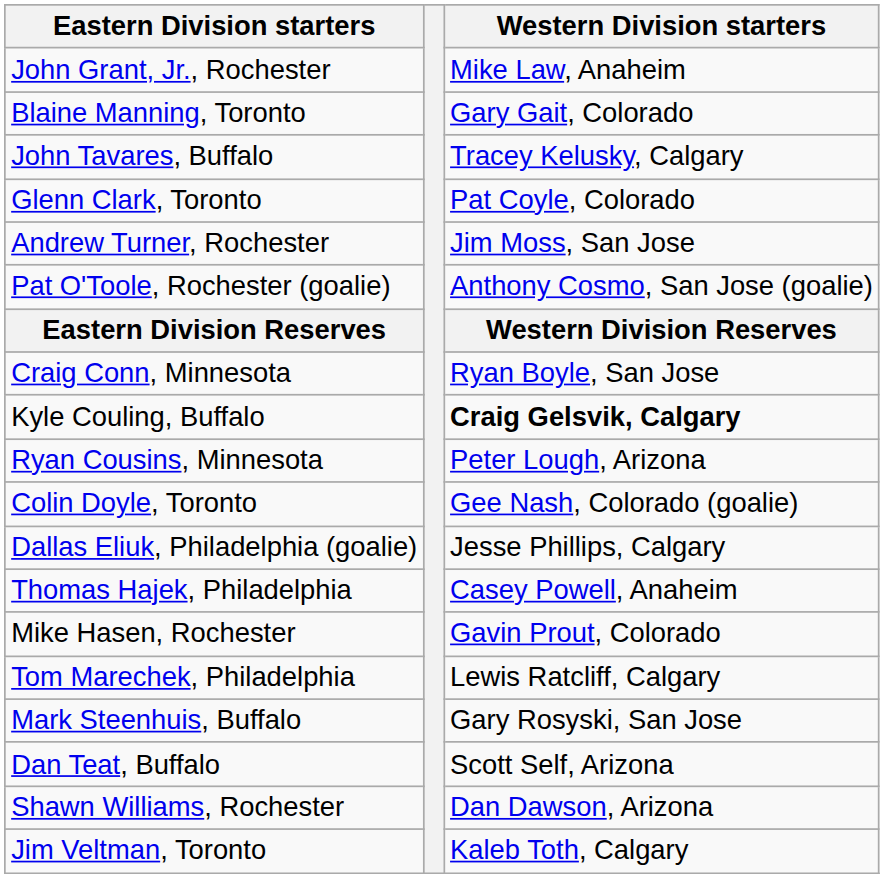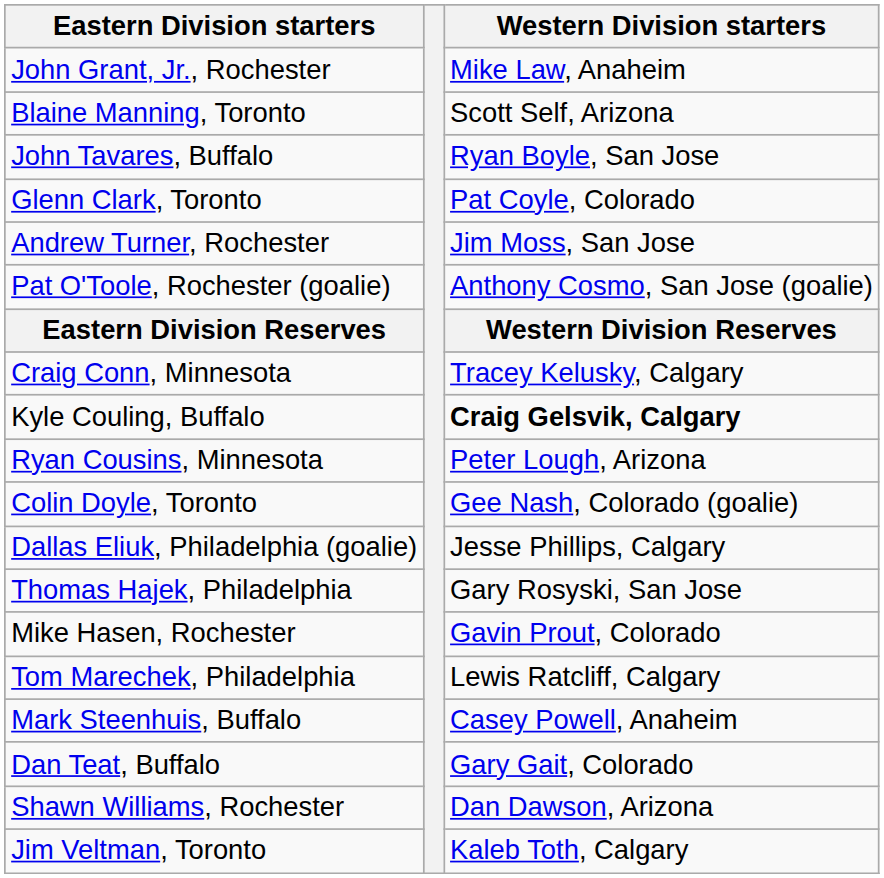(572, 112) Gary Gait, Colorado -> (562, 112) Scott Self, Arizona
(597, 156) Tracey Kelusky, Calgary -> (585, 156) Ryan Boyle, San Jose
(585, 373) Ryan Boyle, San Jose -> (597, 373) Tracey Kelusky, Calgary
(594, 590) Casey Powell, Anaheim -> (596, 590) Gary Rosyski, San Jose
(596, 720) Gary Rosyski, San Jose -> (594, 720) Casey Powell, Anaheim
(562, 763) Scott Self, Arizona -> (572, 763) Gary Gait, Colorado
